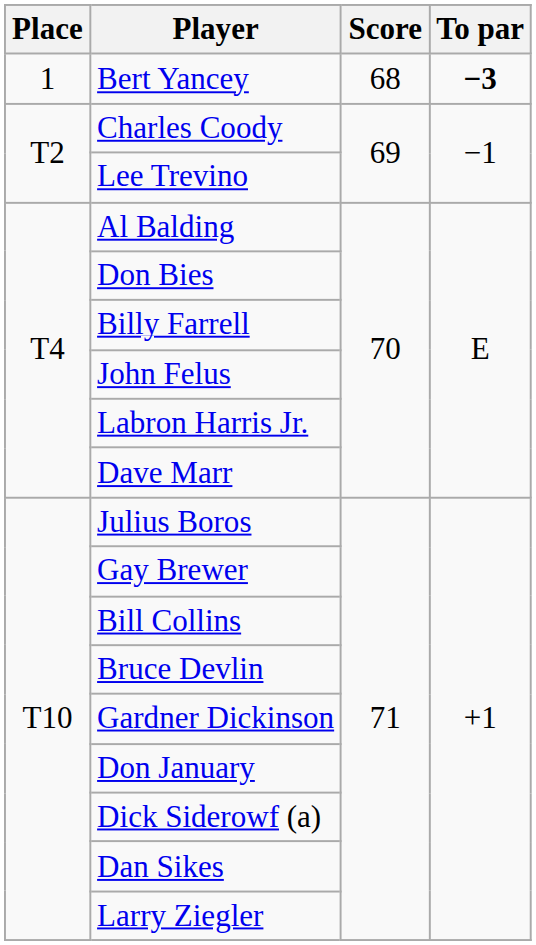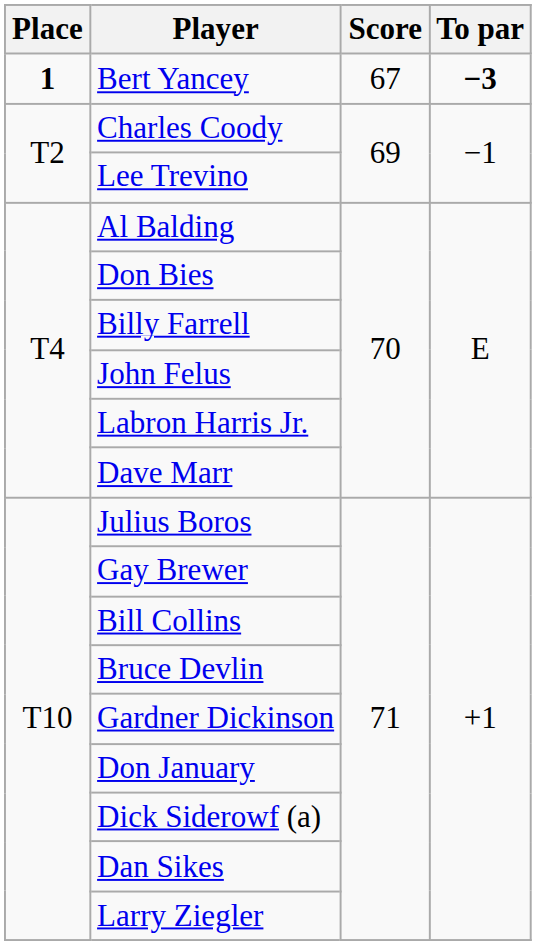(47, 78) normal -> (47, 78) bold
(385, 78) 68 -> (385, 78) 67
